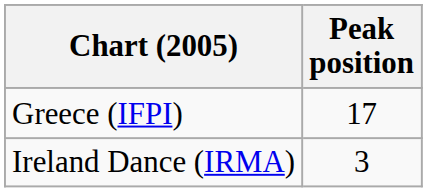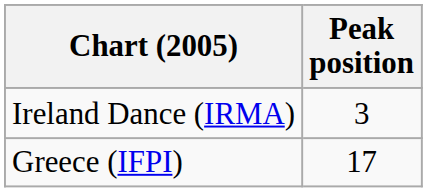rows swapped: (97, 112) <-> (154, 161)
